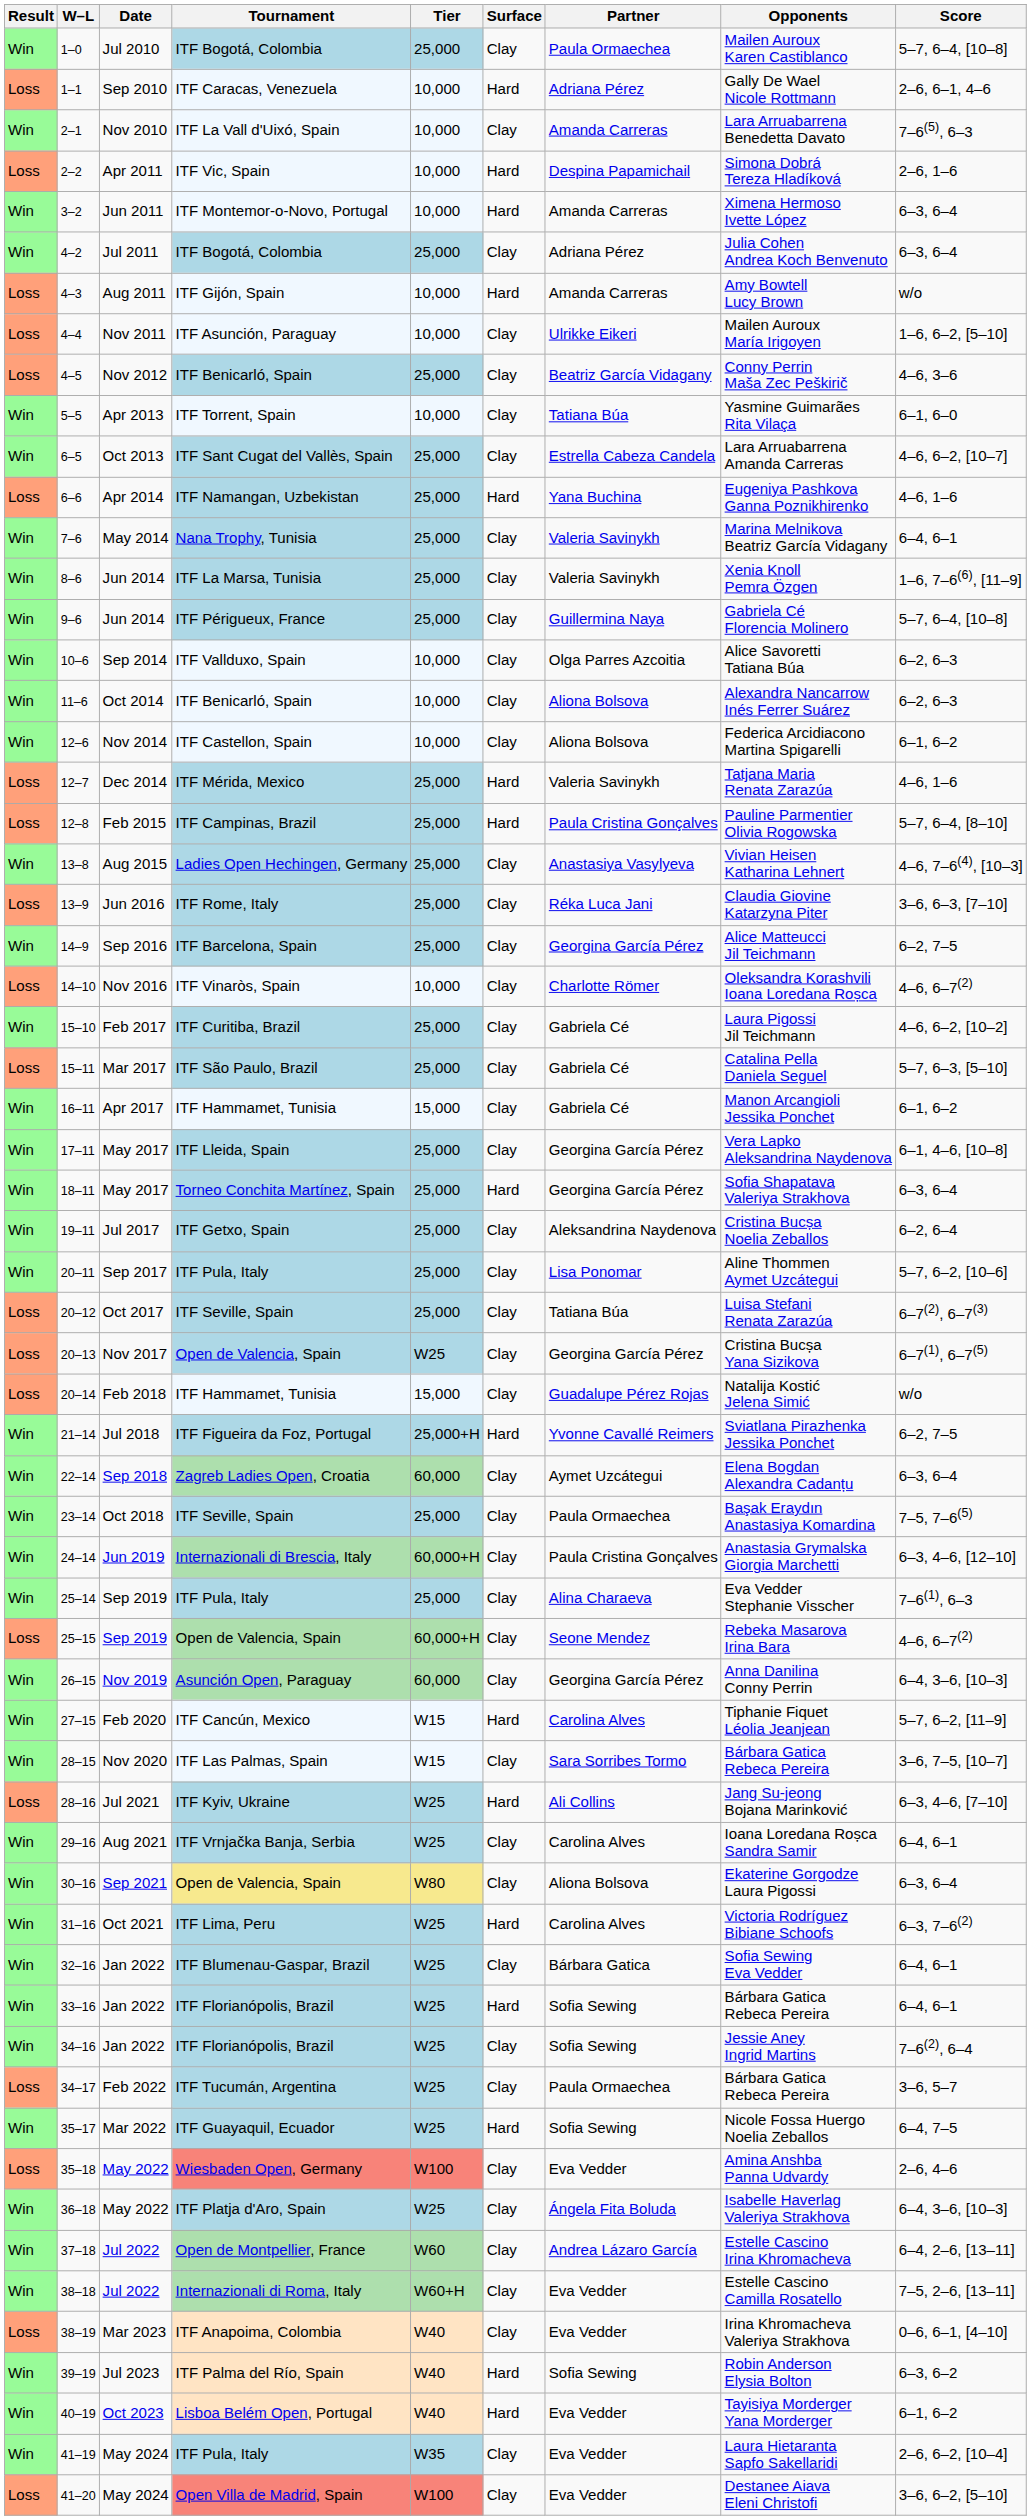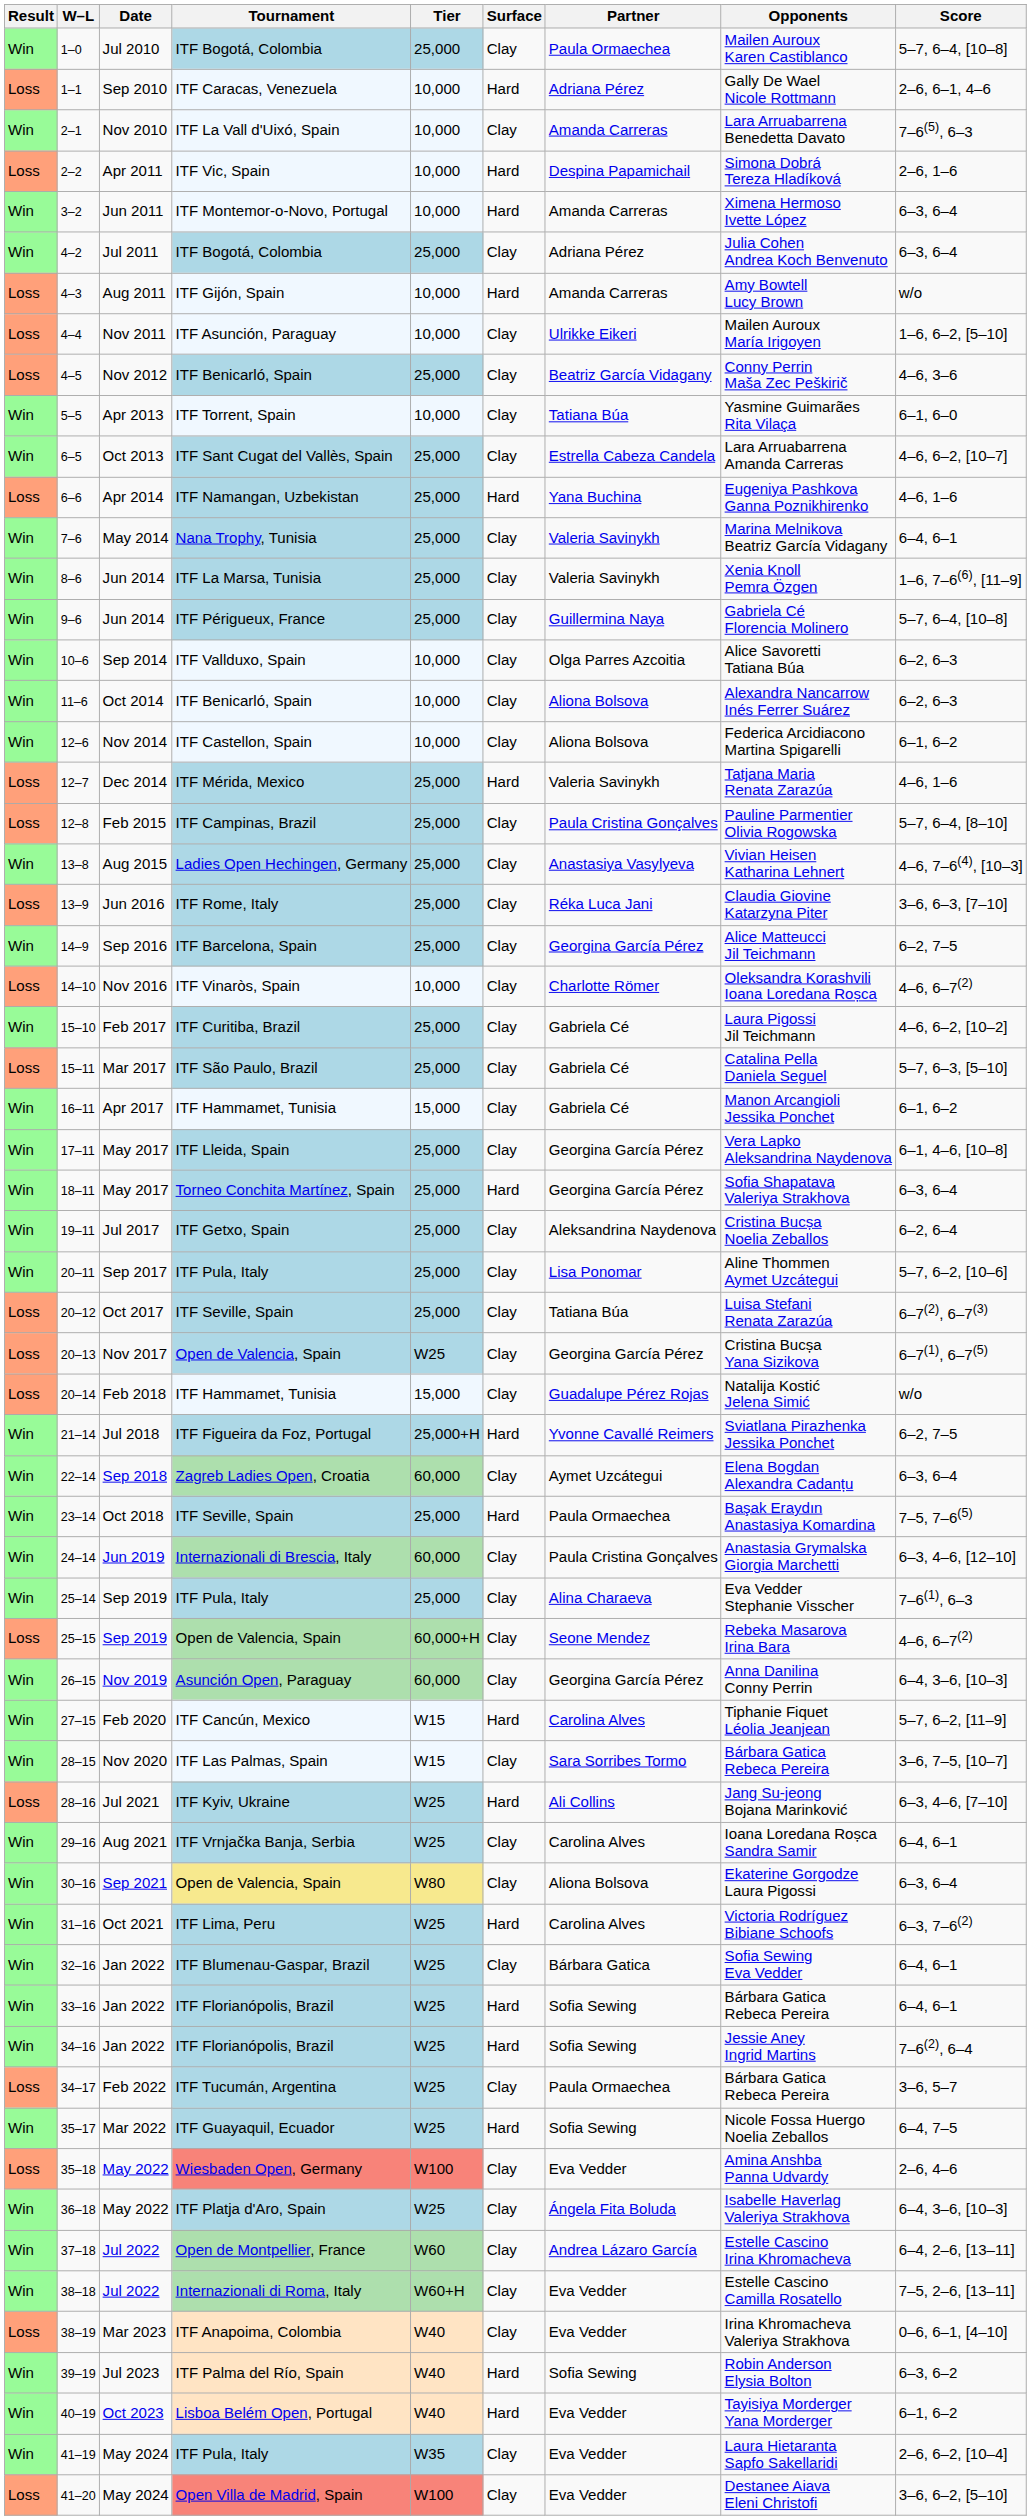(503, 823) Hard -> (502, 823) Clay
(502, 1516) Clay -> (503, 1516) Hard
(447, 1557) 60,000+H -> (437, 1557) 60,000
(502, 2046) Clay -> (503, 2046) Hard
